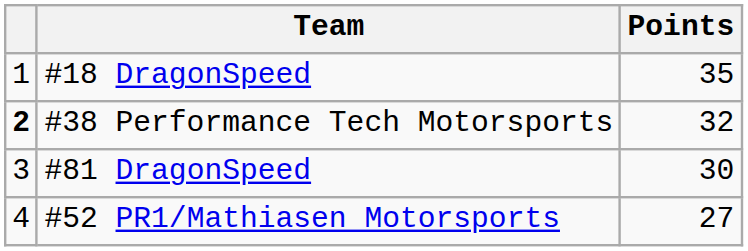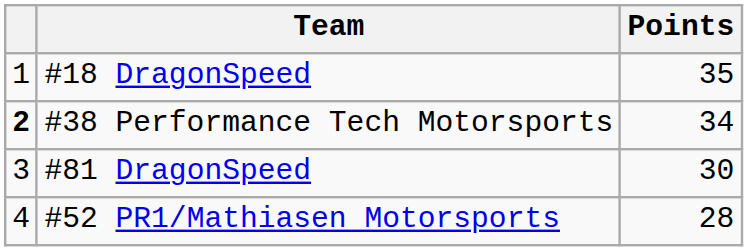(716, 125) 32 -> (716, 125) 34
(716, 221) 27 -> (716, 221) 28
